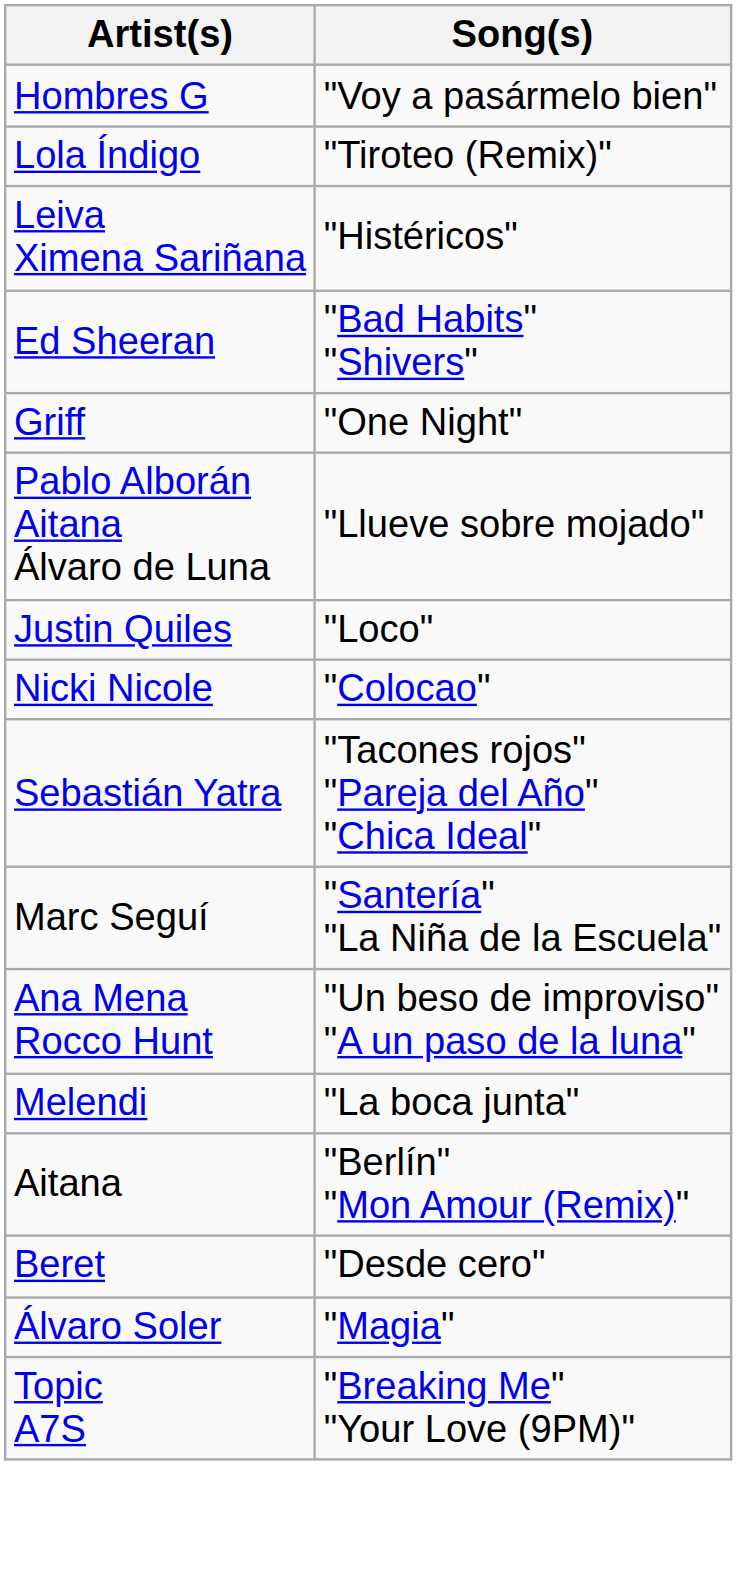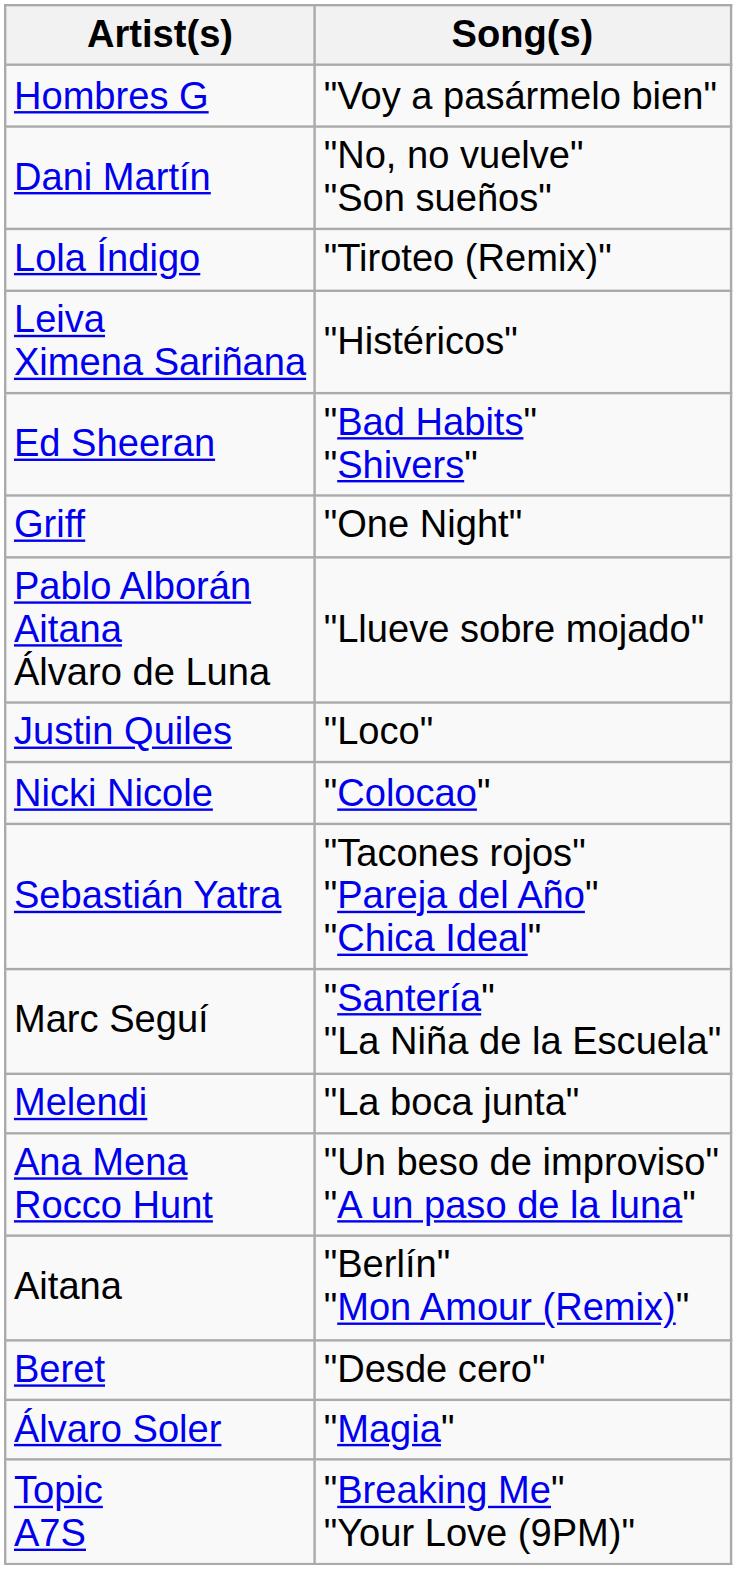+ row: (112, 176)
rows swapped: (113, 1020) <-> (81, 1102)
